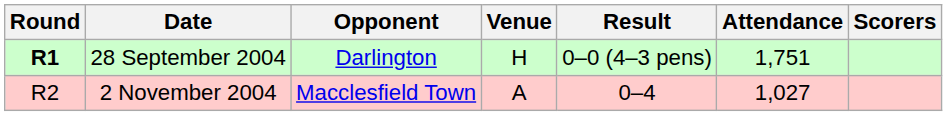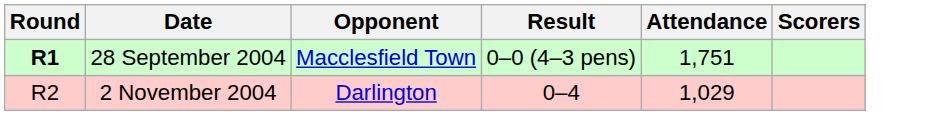- column: (519, 22)
(386, 57) Darlington -> (386, 57) Macclesfield Town
(386, 92) Macclesfield Town -> (386, 92) Darlington
(783, 92) 1,027 -> (707, 92) 1,029
